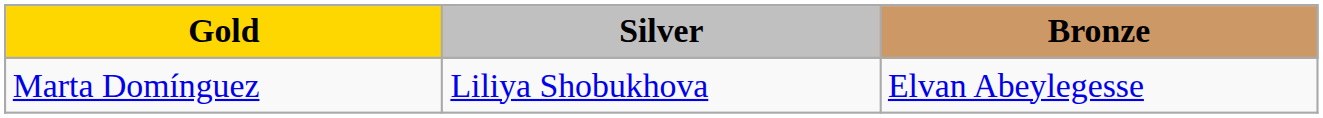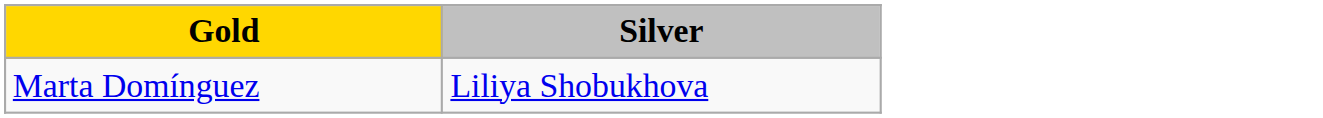- column: (1099, 31)
